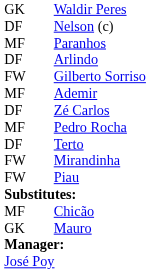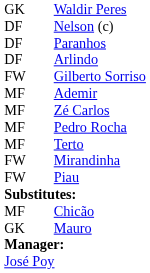(15, 43) MF -> (13, 43) DF
(13, 110) DF -> (15, 110) MF
(13, 144) DF -> (15, 144) MF
